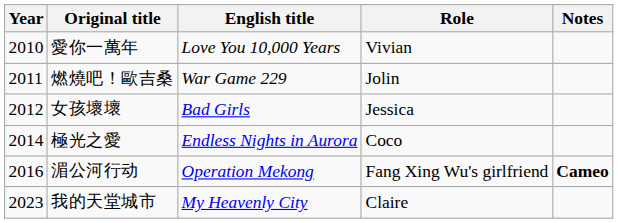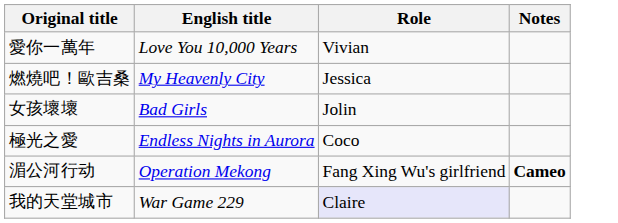- column: (26, 18)
(234, 78) War Game 229 -> (202, 78) My Heavenly City
(382, 78) Jolin -> (347, 78) Jessica
(390, 109) Jessica -> (340, 109) Jolin
(245, 202) My Heavenly City -> (191, 202) War Game 229
(387, 202) no background -> (344, 202) lavender background
